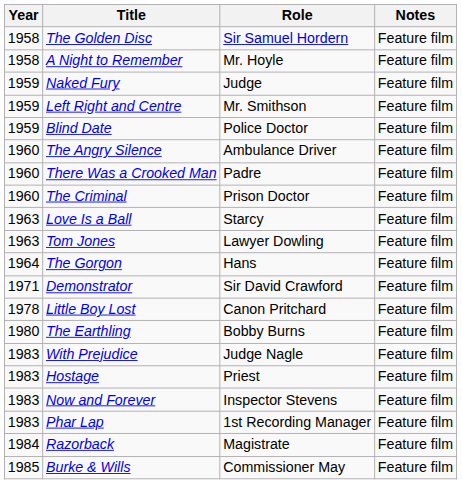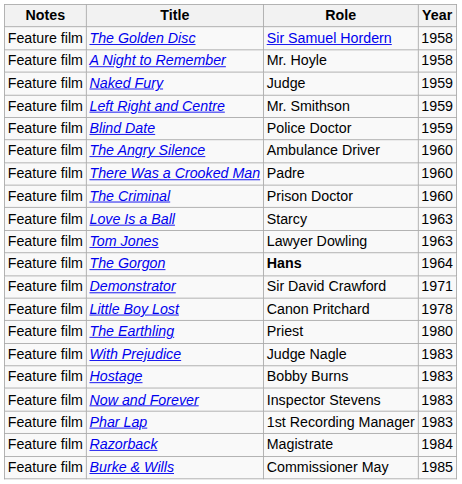columns swapped: (24, 15) <-> (415, 15)
(240, 264) normal -> (284, 264) bold
(264, 331) Bobby Burns -> (285, 331) Priest
(241, 377) Priest -> (307, 377) Bobby Burns
